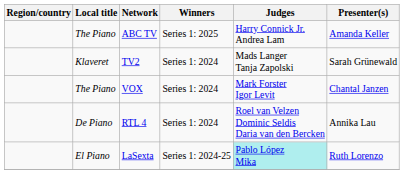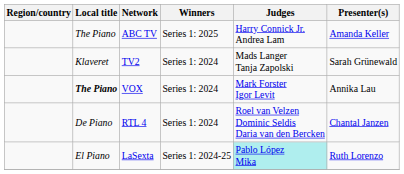(95, 89) normal -> (96, 89) bold
(359, 89) Chantal Janzen -> (352, 89) Annika Lau
(352, 122) Annika Lau -> (359, 122) Chantal Janzen
